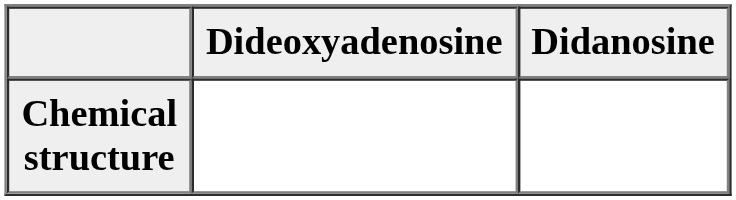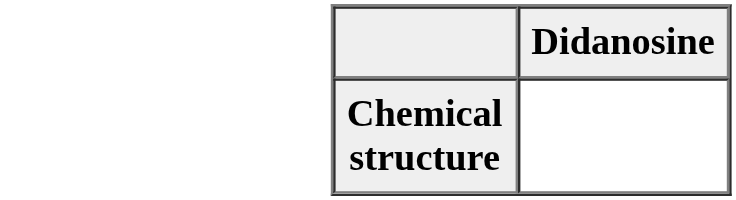- column: (354, 41)
